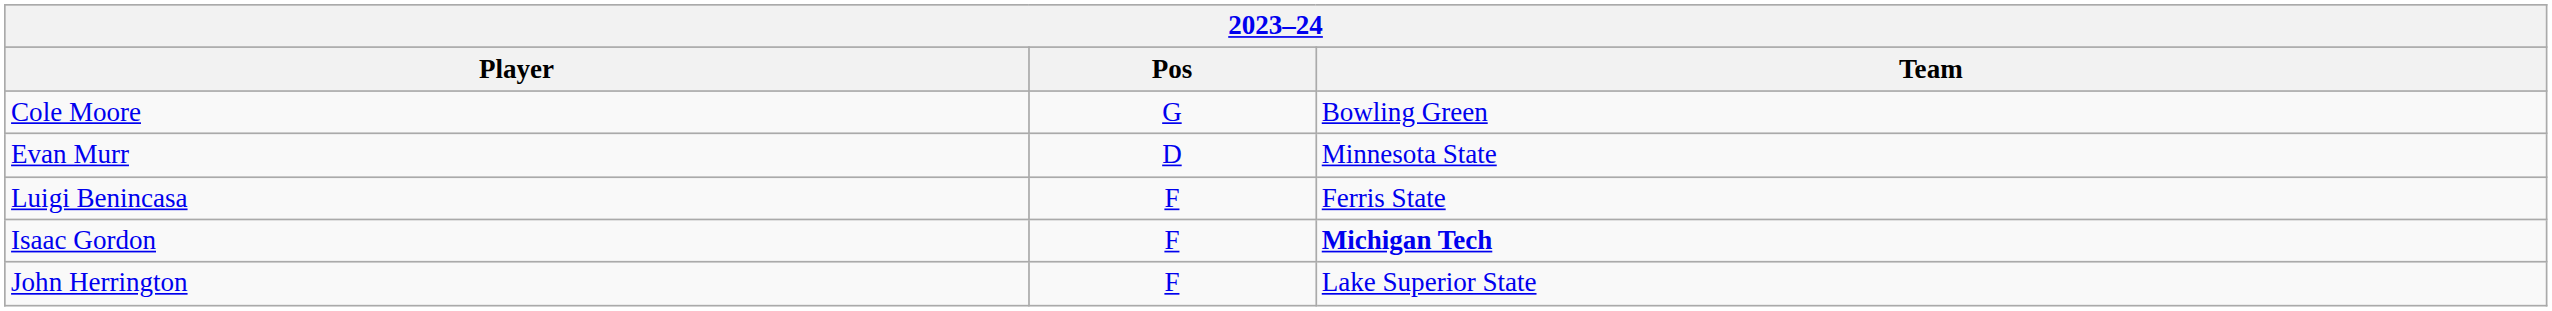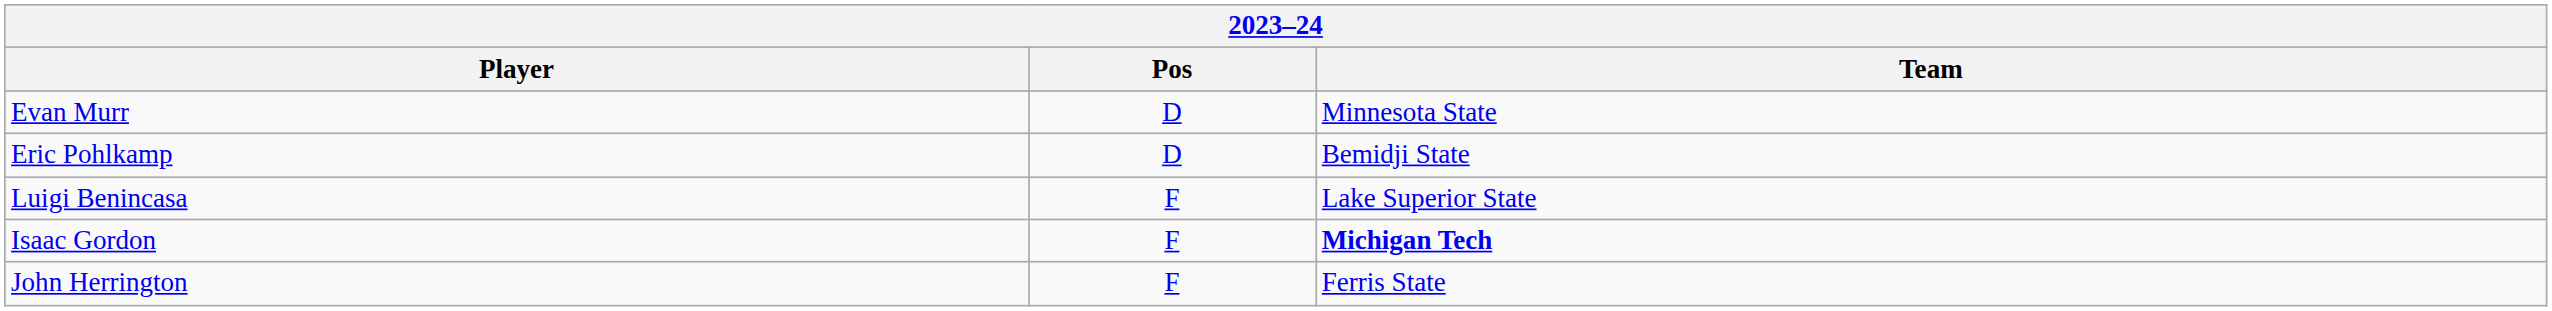- row: (76, 111)
+ row: (92, 154)
(1384, 197) Ferris State -> (1429, 197) Lake Superior State
(1429, 283) Lake Superior State -> (1384, 283) Ferris State
